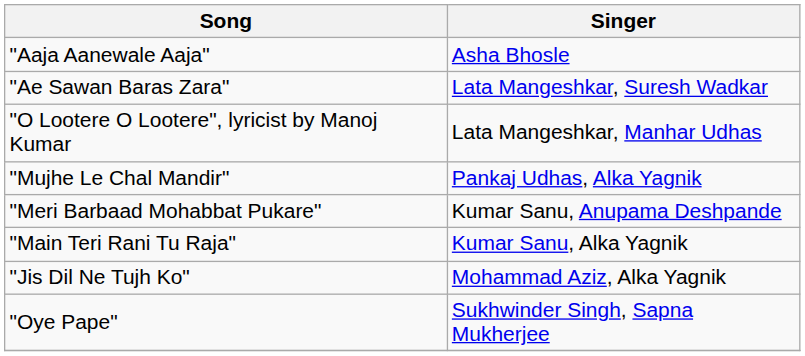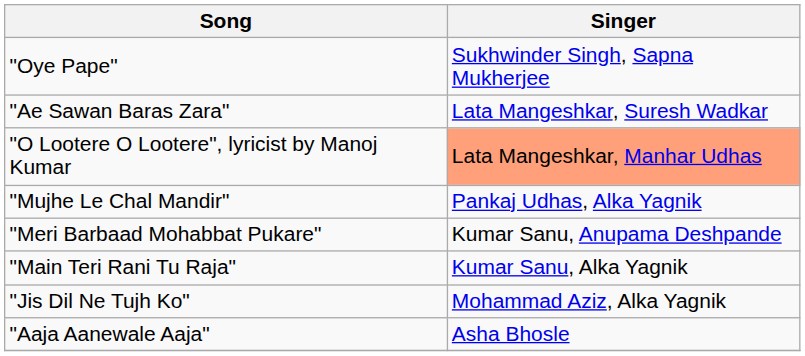rows swapped: (110, 54) <-> (64, 322)
(607, 132) no background -> (607, 156) lightsalmon background
